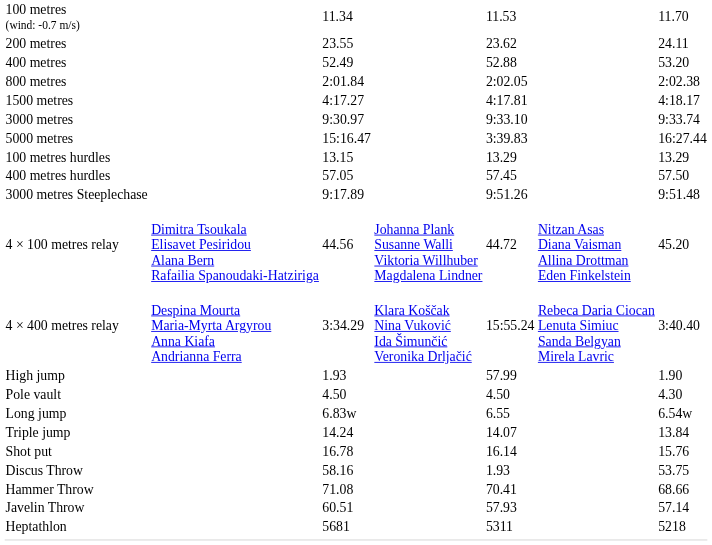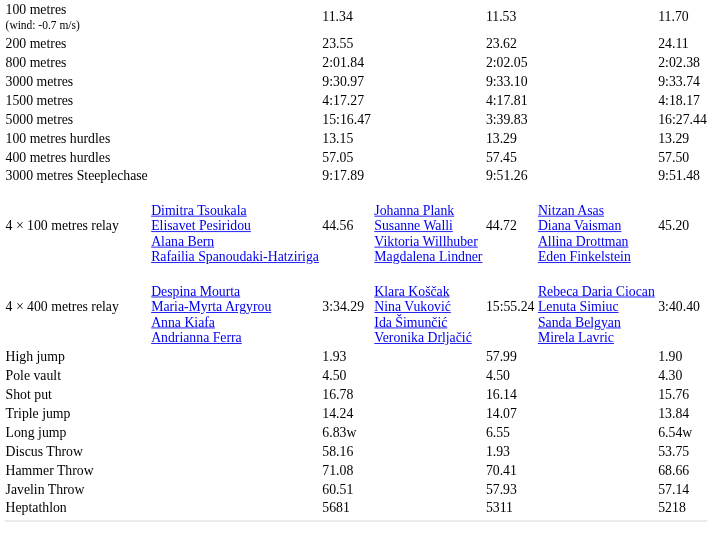- row: (36, 62)
rows swapped: (39, 100) <-> (39, 119)
rows swapped: (36, 413) <-> (29, 451)
